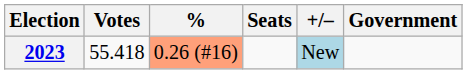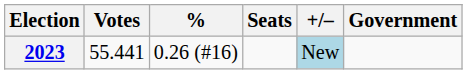(117, 52) 55.418 -> (117, 52) 55.441
(196, 52) lightsalmon background -> (196, 52) no background
